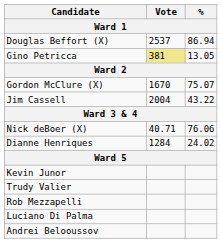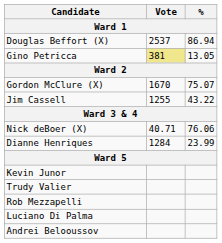(160, 99) 2004 -> (160, 99) 1255
(201, 143) 24.02 -> (201, 143) 23.99
